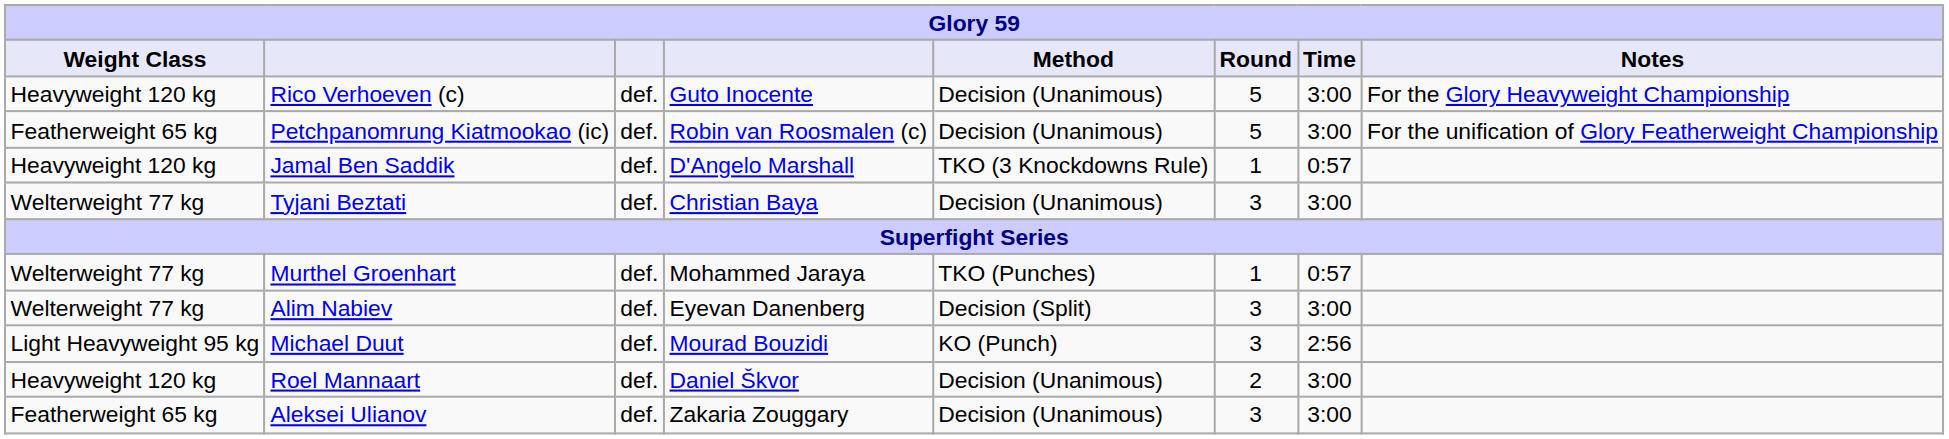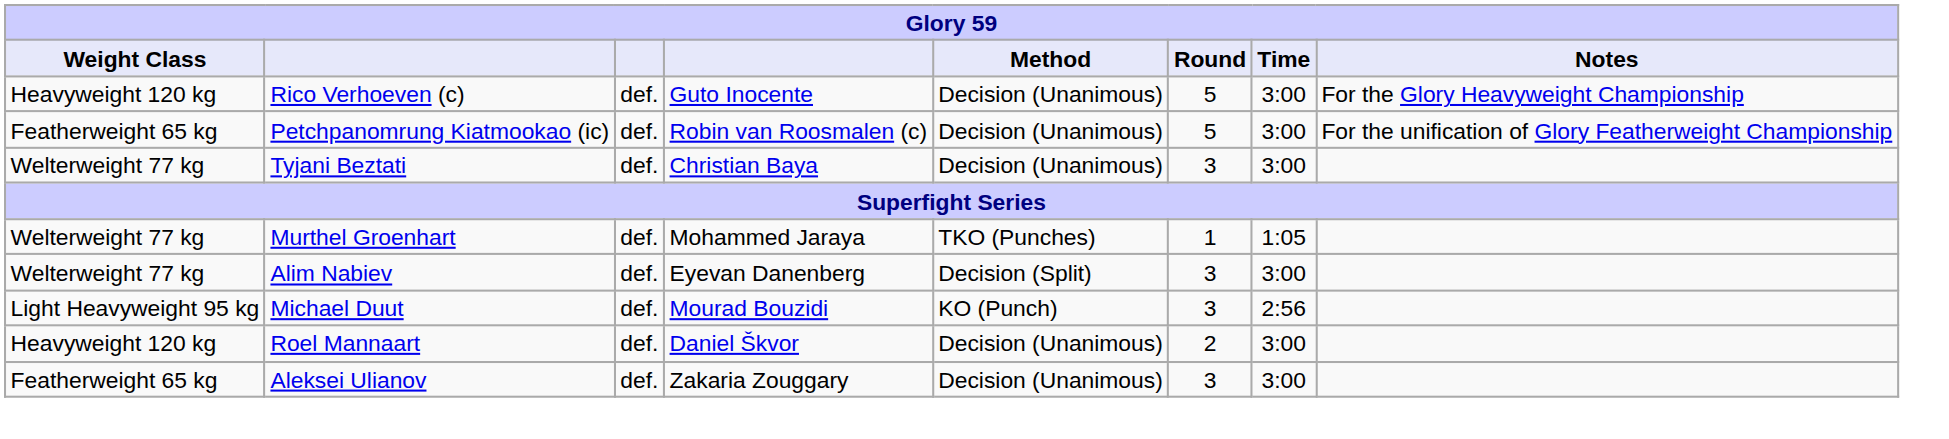- row: (362, 166)
(1329, 272) 0:57 -> (1284, 237) 1:05
